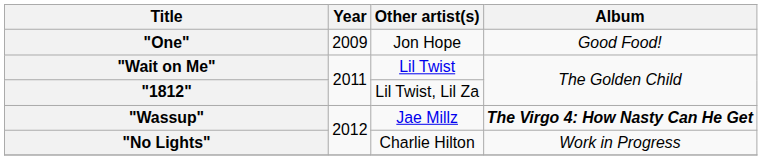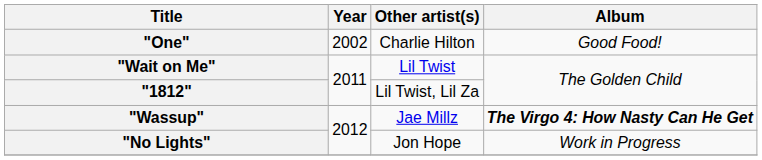(350, 42) 2009 -> (350, 42) 2002
(427, 42) Jon Hope -> (427, 42) Charlie Hilton
(427, 142) Charlie Hilton -> (427, 142) Jon Hope
